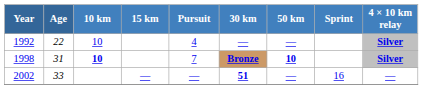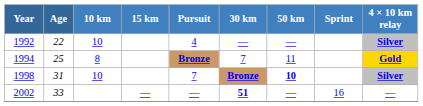+ row: (24, 59)
(97, 59) bold -> (97, 76) normal
